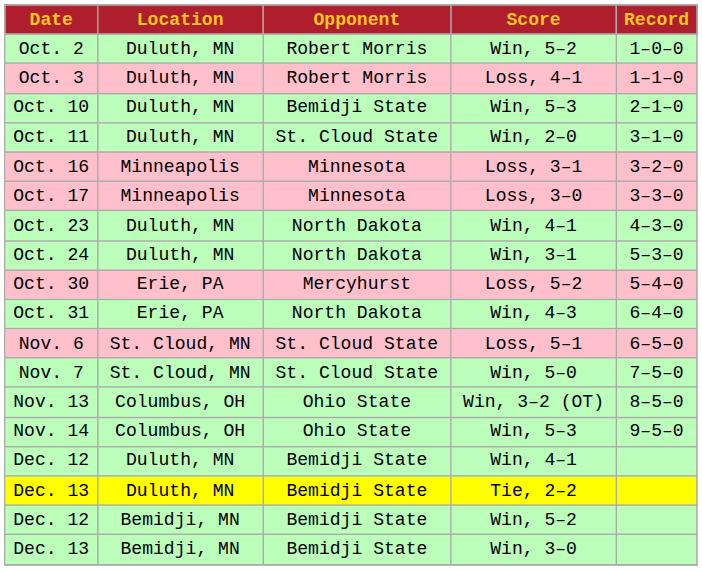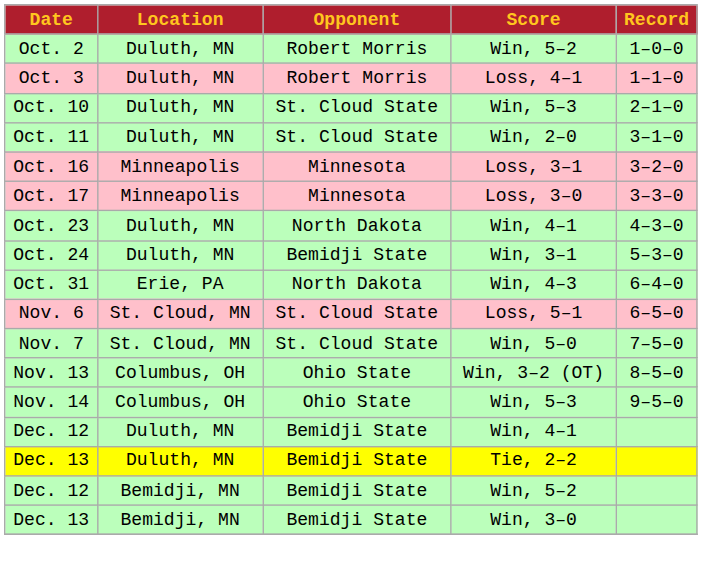(357, 108) Bemidji State -> (357, 108) St. Cloud State
(357, 255) North Dakota -> (357, 255) Bemidji State
- row: (51, 284)
